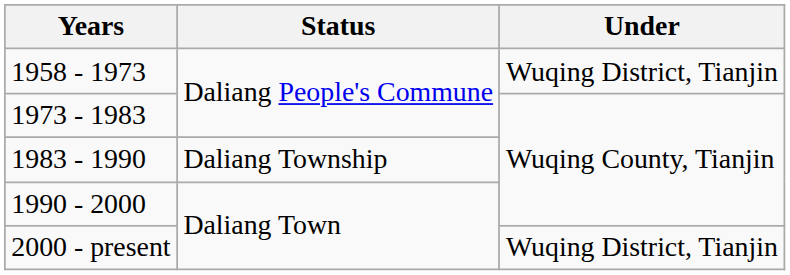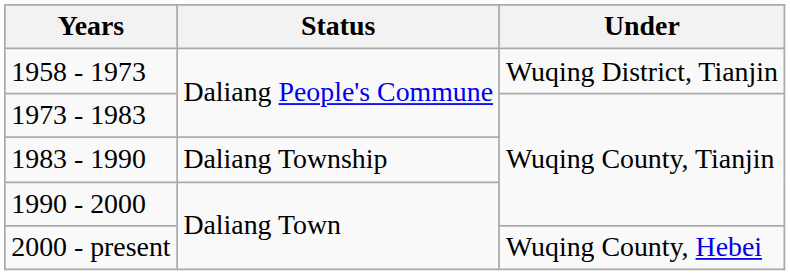(642, 247) Wuqing District, Tianjin -> (634, 247) Wuqing County, Hebei
